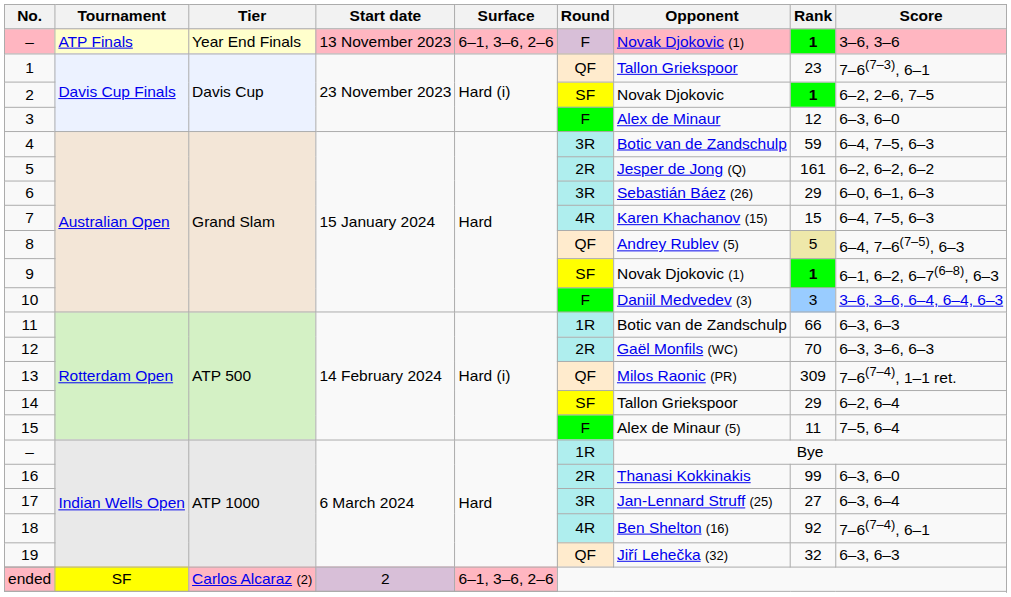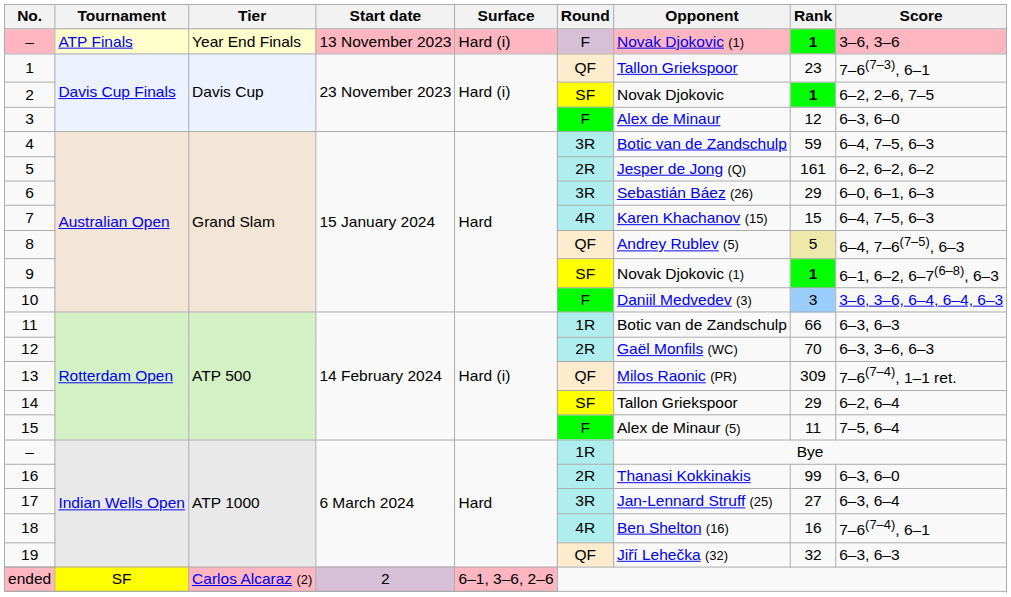(506, 41) 6–1, 3–6, 2–6 -> (484, 41) Hard (i)
(813, 527) 92 -> (813, 527) 16
